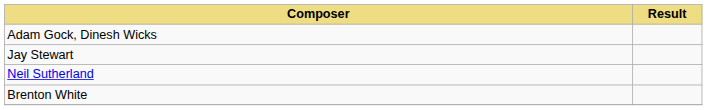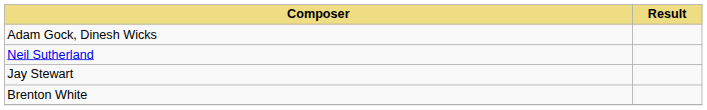rows swapped: (40, 54) <-> (51, 74)
